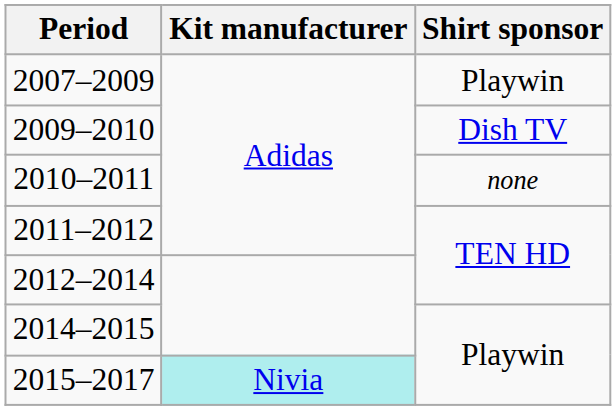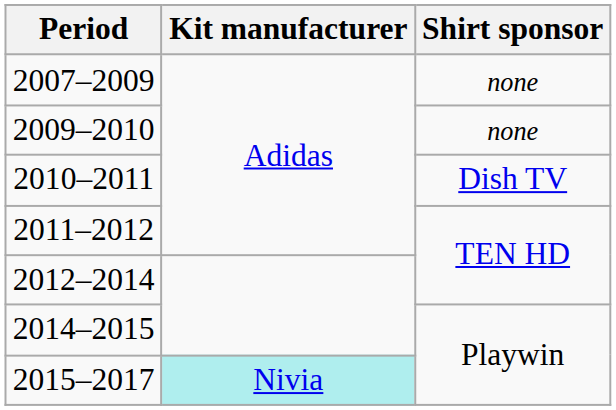(513, 79) Playwin -> (513, 81) none
(513, 129) Dish TV -> (513, 131) none
(513, 181) none -> (513, 179) Dish TV
